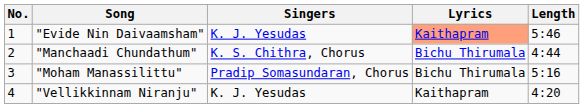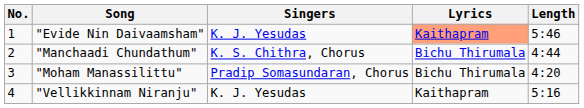(546, 74) 5:16 -> (546, 74) 4:20
(546, 94) 4:20 -> (546, 94) 5:16
